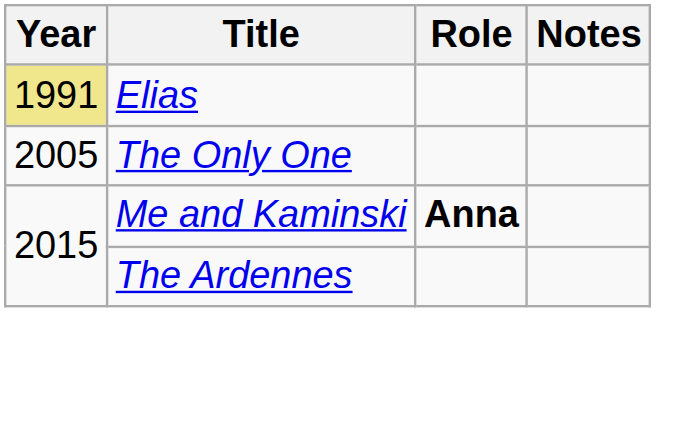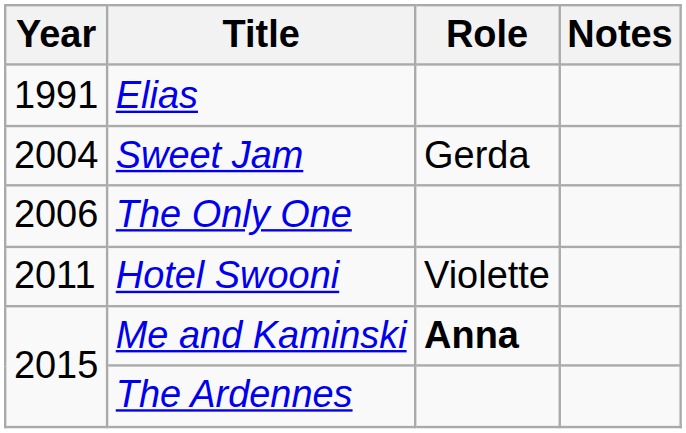(56, 94) khaki background -> (56, 94) no background
+ row: (210, 154)
(56, 154) 2005 -> (56, 214) 2006
+ row: (227, 275)
